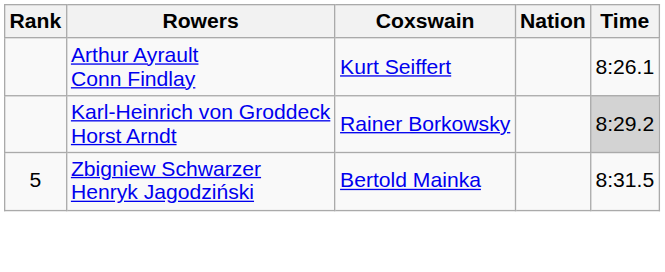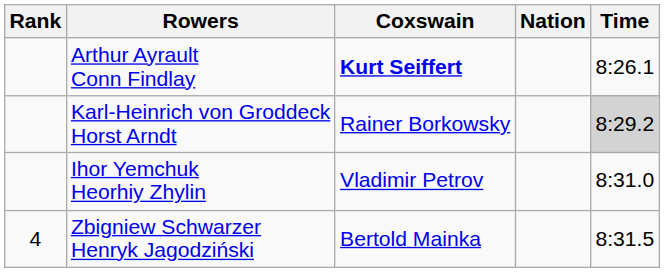(396, 66) normal -> (401, 66) bold
+ row: (138, 181)
(35, 181) 5 -> (35, 238) 4
